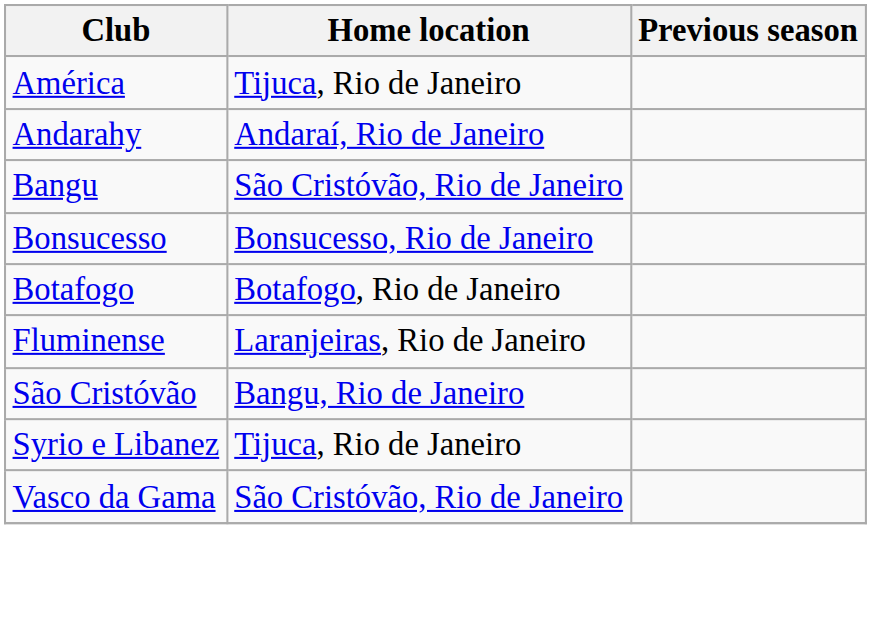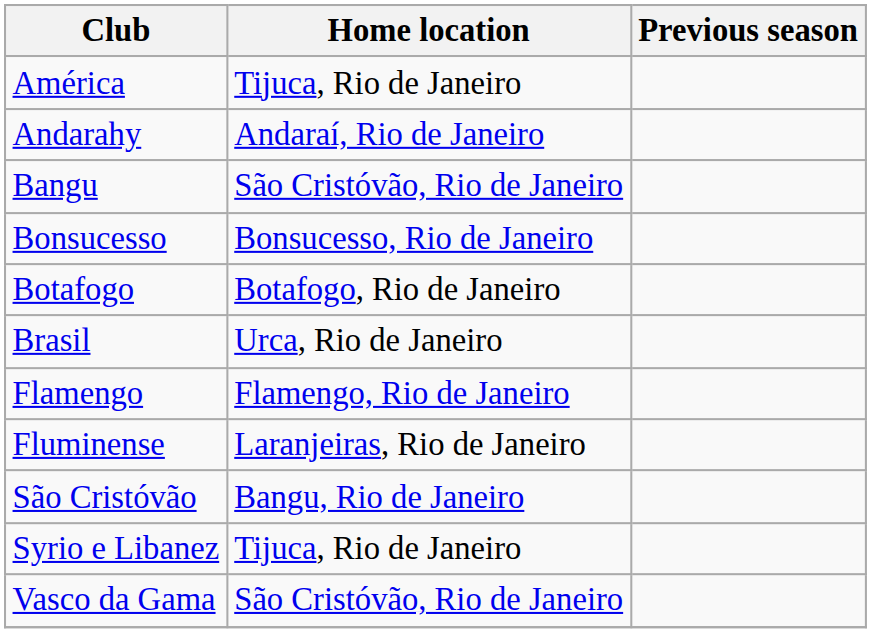+ row: (52, 340)
+ row: (78, 392)
